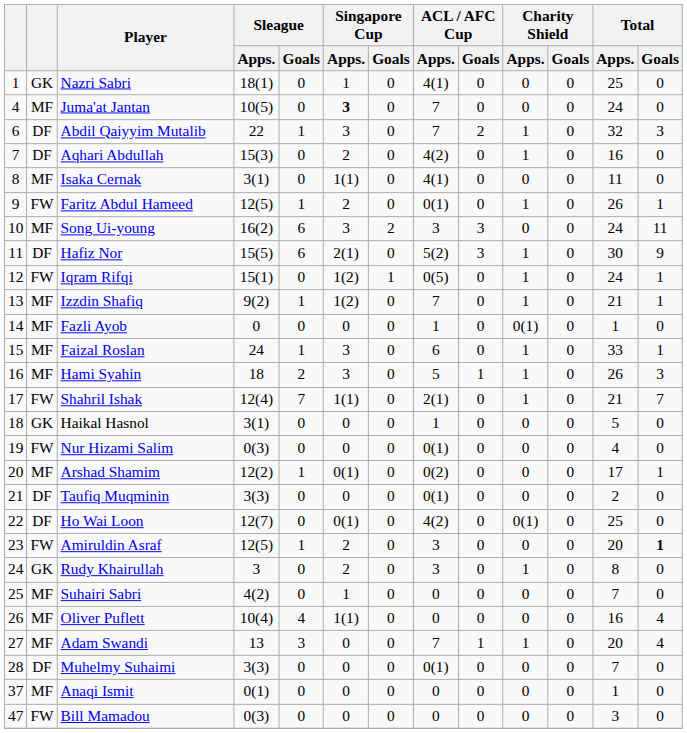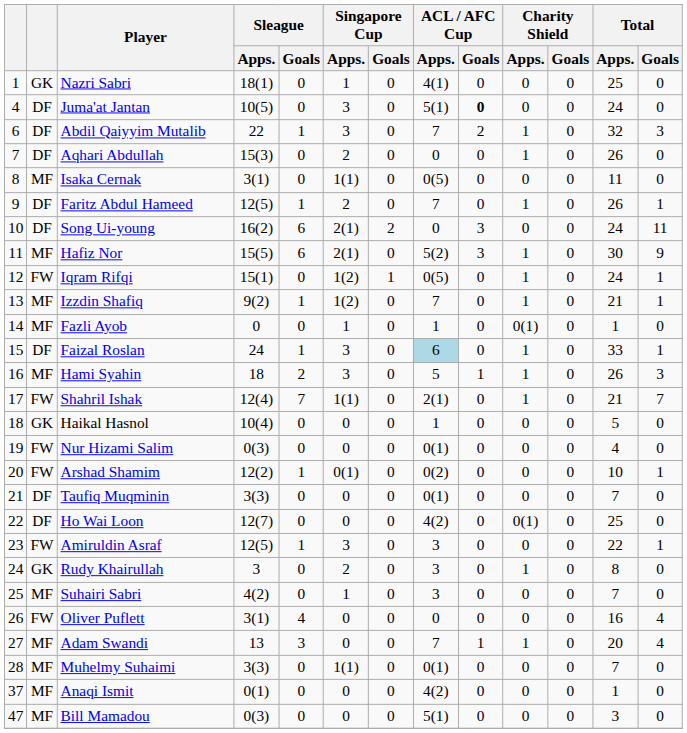(42, 107) MF -> (42, 107) DF
(346, 107) bold -> (346, 107) normal
(436, 107) 7 -> (436, 107) 5(1)
(481, 107) normal -> (481, 107) bold
(436, 155) 4(2) -> (436, 155) 0
(615, 155) 16 -> (615, 155) 26
(436, 180) 4(1) -> (436, 180) 0(5)
(42, 204) FW -> (42, 204) DF
(436, 204) 0(1) -> (436, 204) 7
(42, 228) MF -> (42, 228) DF
(346, 228) 3 -> (346, 228) 2(1)
(436, 228) 3 -> (436, 228) 0
(42, 253) DF -> (42, 253) MF
(346, 326) 0 -> (346, 326) 1
(42, 350) MF -> (42, 350) DF
(436, 350) no background -> (436, 350) lightblue background
(256, 423) 3(1) -> (256, 423) 10(4)
(42, 472) MF -> (42, 472) FW
(615, 472) 17 -> (615, 472) 10
(615, 496) 2 -> (615, 496) 7
(346, 521) 0(1) -> (346, 521) 0
(346, 545) 2 -> (346, 545) 3
(615, 545) 20 -> (615, 545) 22
(660, 545) bold -> (660, 545) normal
(436, 594) 0 -> (436, 594) 3
(42, 618) MF -> (42, 618) FW
(256, 618) 10(4) -> (256, 618) 3(1)
(346, 618) 1(1) -> (346, 618) 0
(42, 667) DF -> (42, 667) MF
(346, 667) 0 -> (346, 667) 1(1)
(436, 691) 0 -> (436, 691) 4(2)
(42, 716) FW -> (42, 716) MF
(436, 716) 0 -> (436, 716) 5(1)
